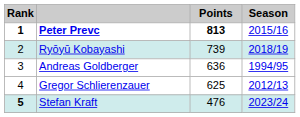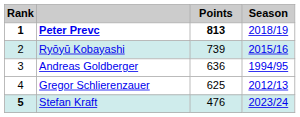(268, 31) 2015/16 -> (268, 31) 2018/19
(268, 49) 2018/19 -> (268, 49) 2015/16
